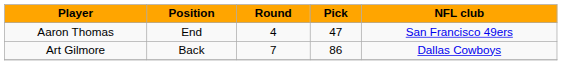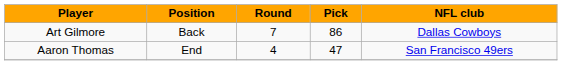rows swapped: (76, 32) <-> (76, 50)
